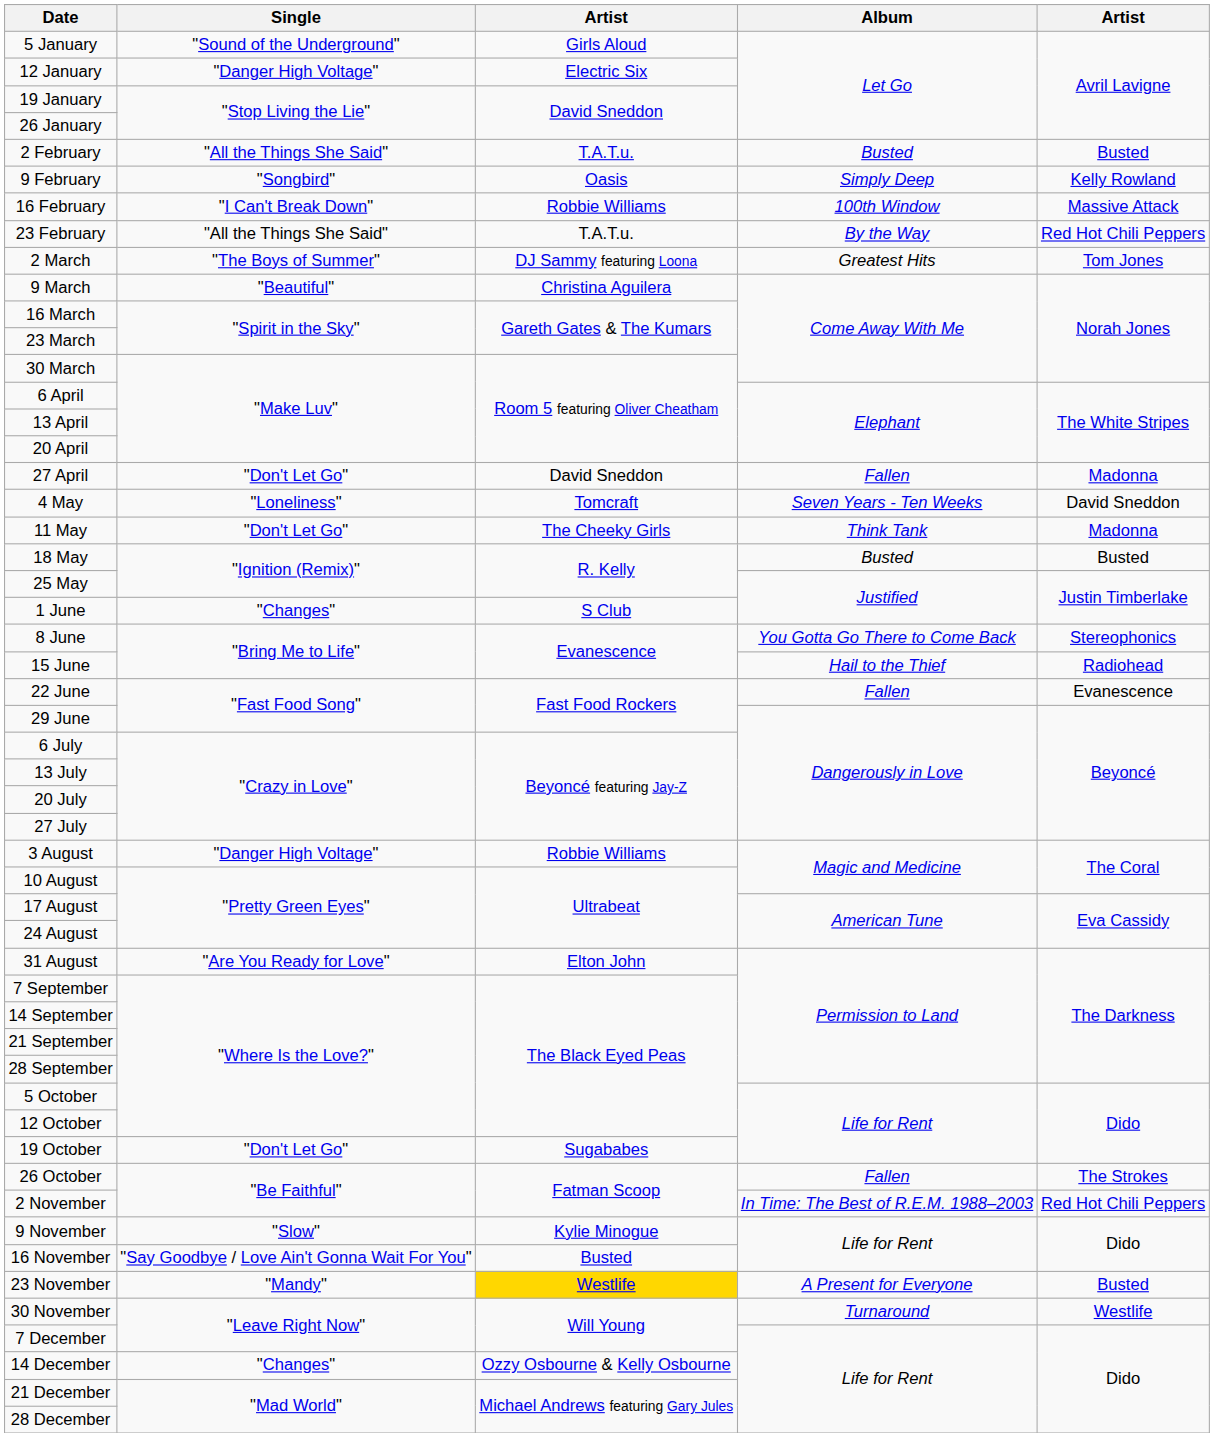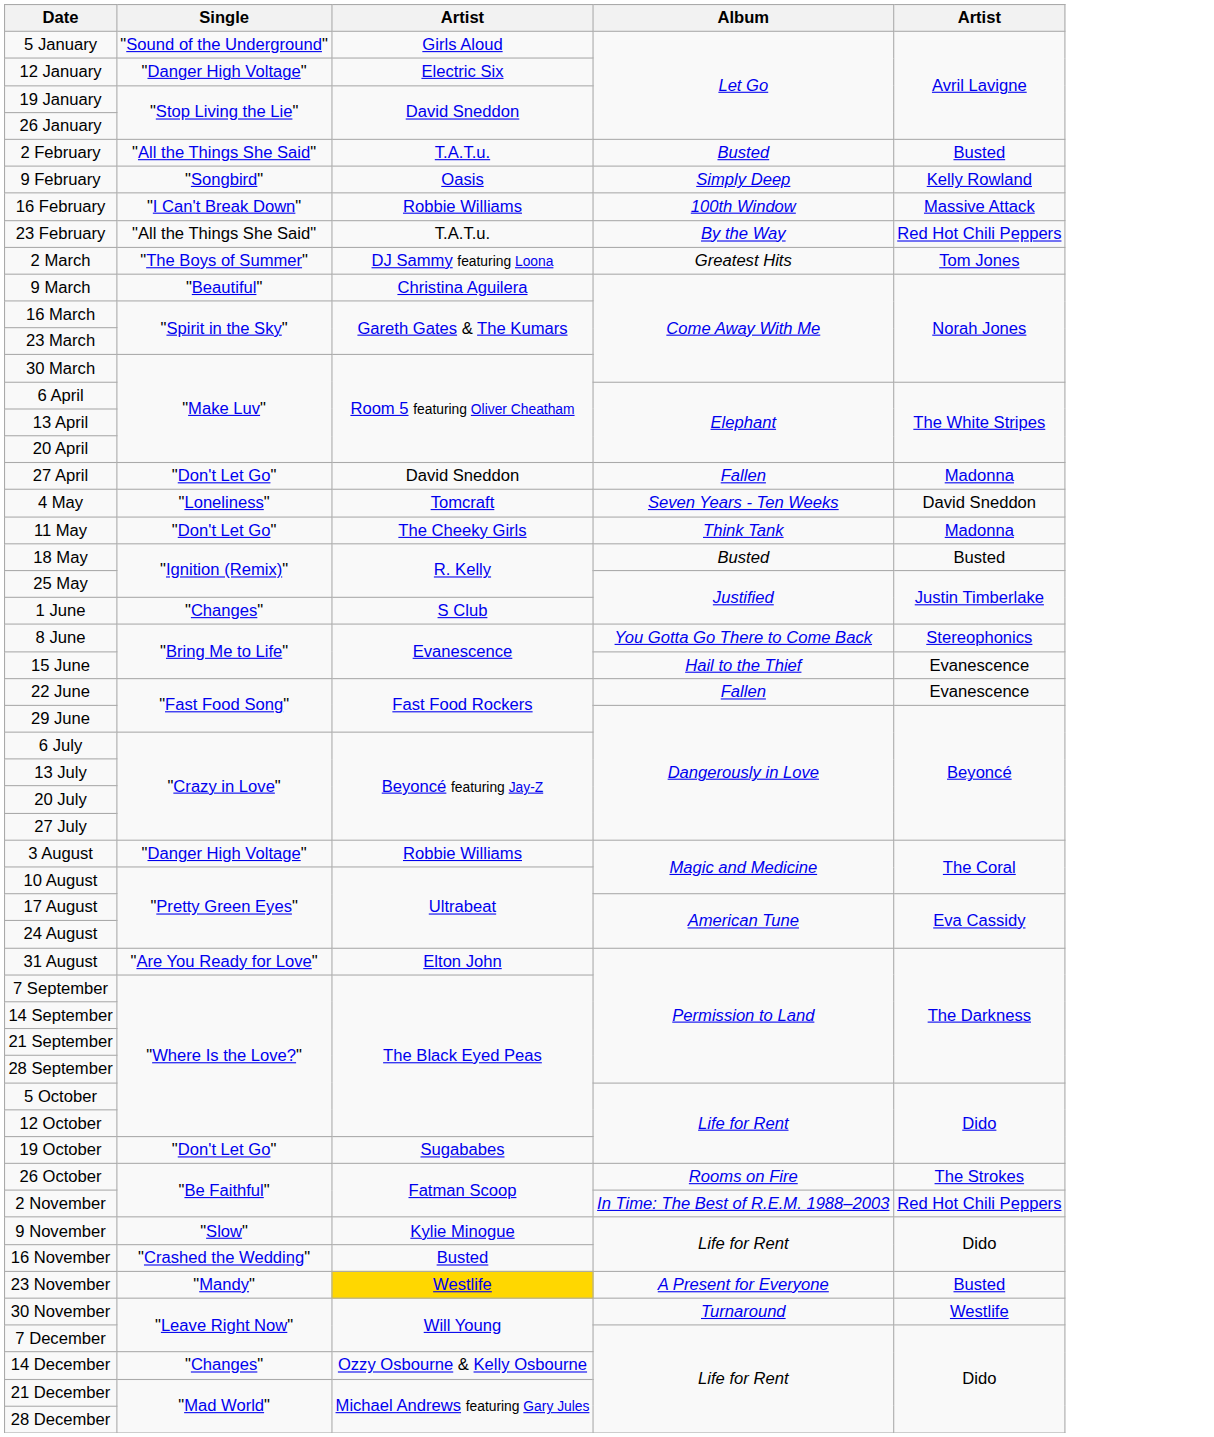(1123, 664) Radiohead -> (979, 664) Evanescence
(887, 1176) Fallen -> (743, 1176) Rooms on Fire
(296, 1257) "Say Goodbye / Love Ain't Gonna Wait For You" -> (224, 1257) "Crashed the Wedding"
